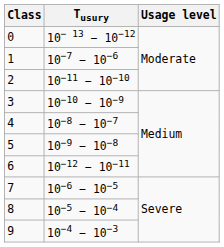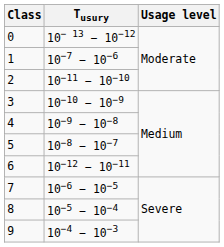(83, 123) 10−8 − 10−7 -> (83, 123) 10−9 − 10−8
(83, 145) 10−9 − 10−8 -> (83, 145) 10−8 − 10−7
